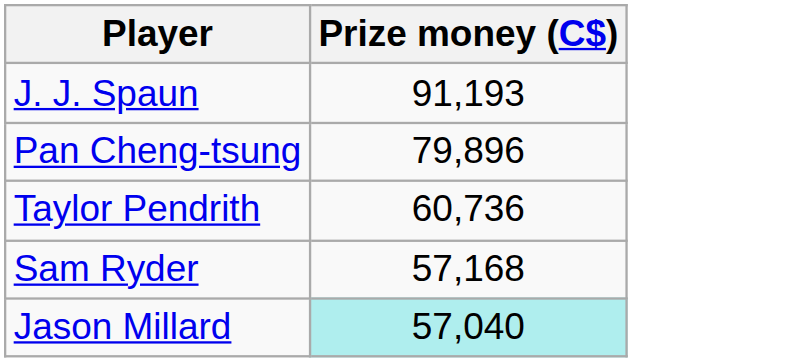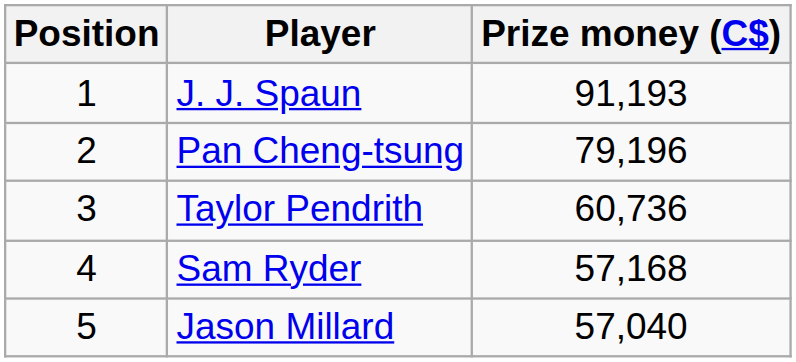+ column: (87, 33)
(468, 151) 79,896 -> (631, 151) 79,196
(468, 326) paleturquoise background -> (631, 326) no background
